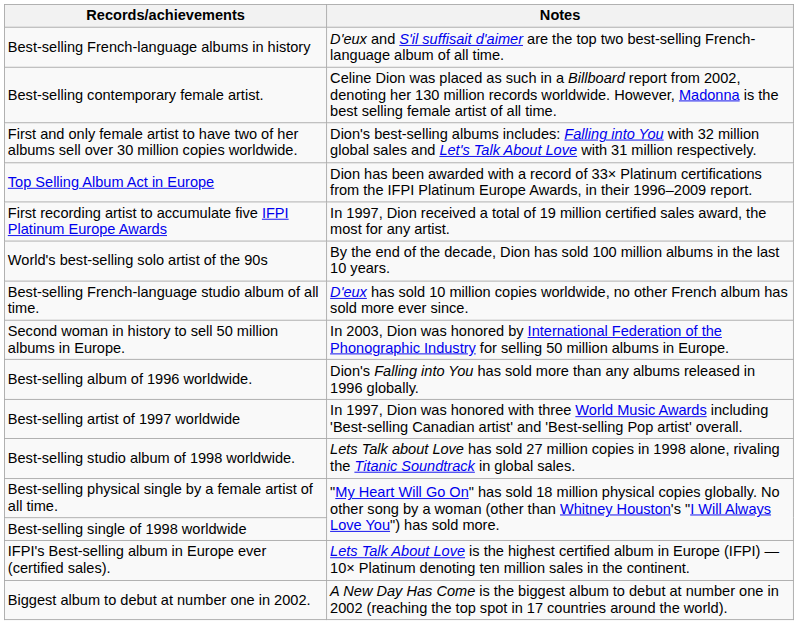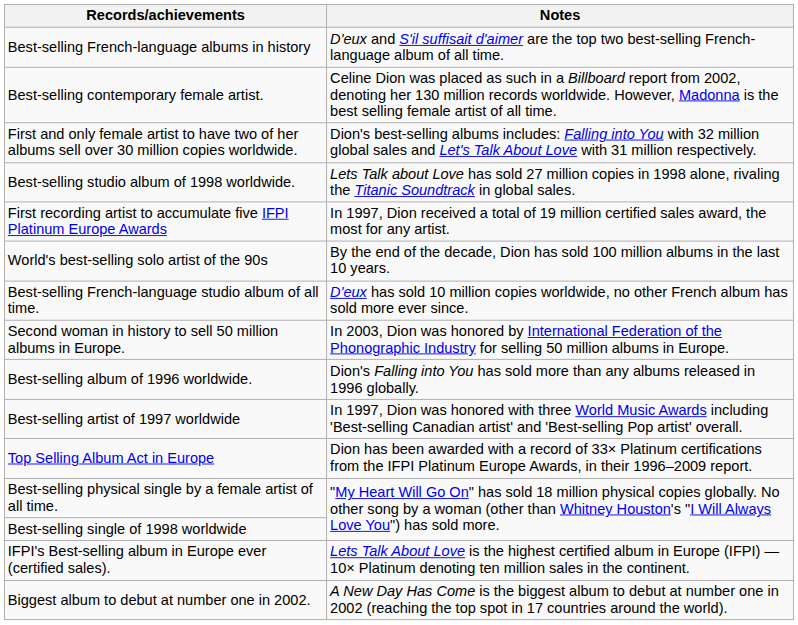rows swapped: (111, 182) <-> (151, 458)
